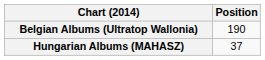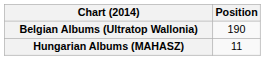(237, 47) 37 -> (237, 47) 11
